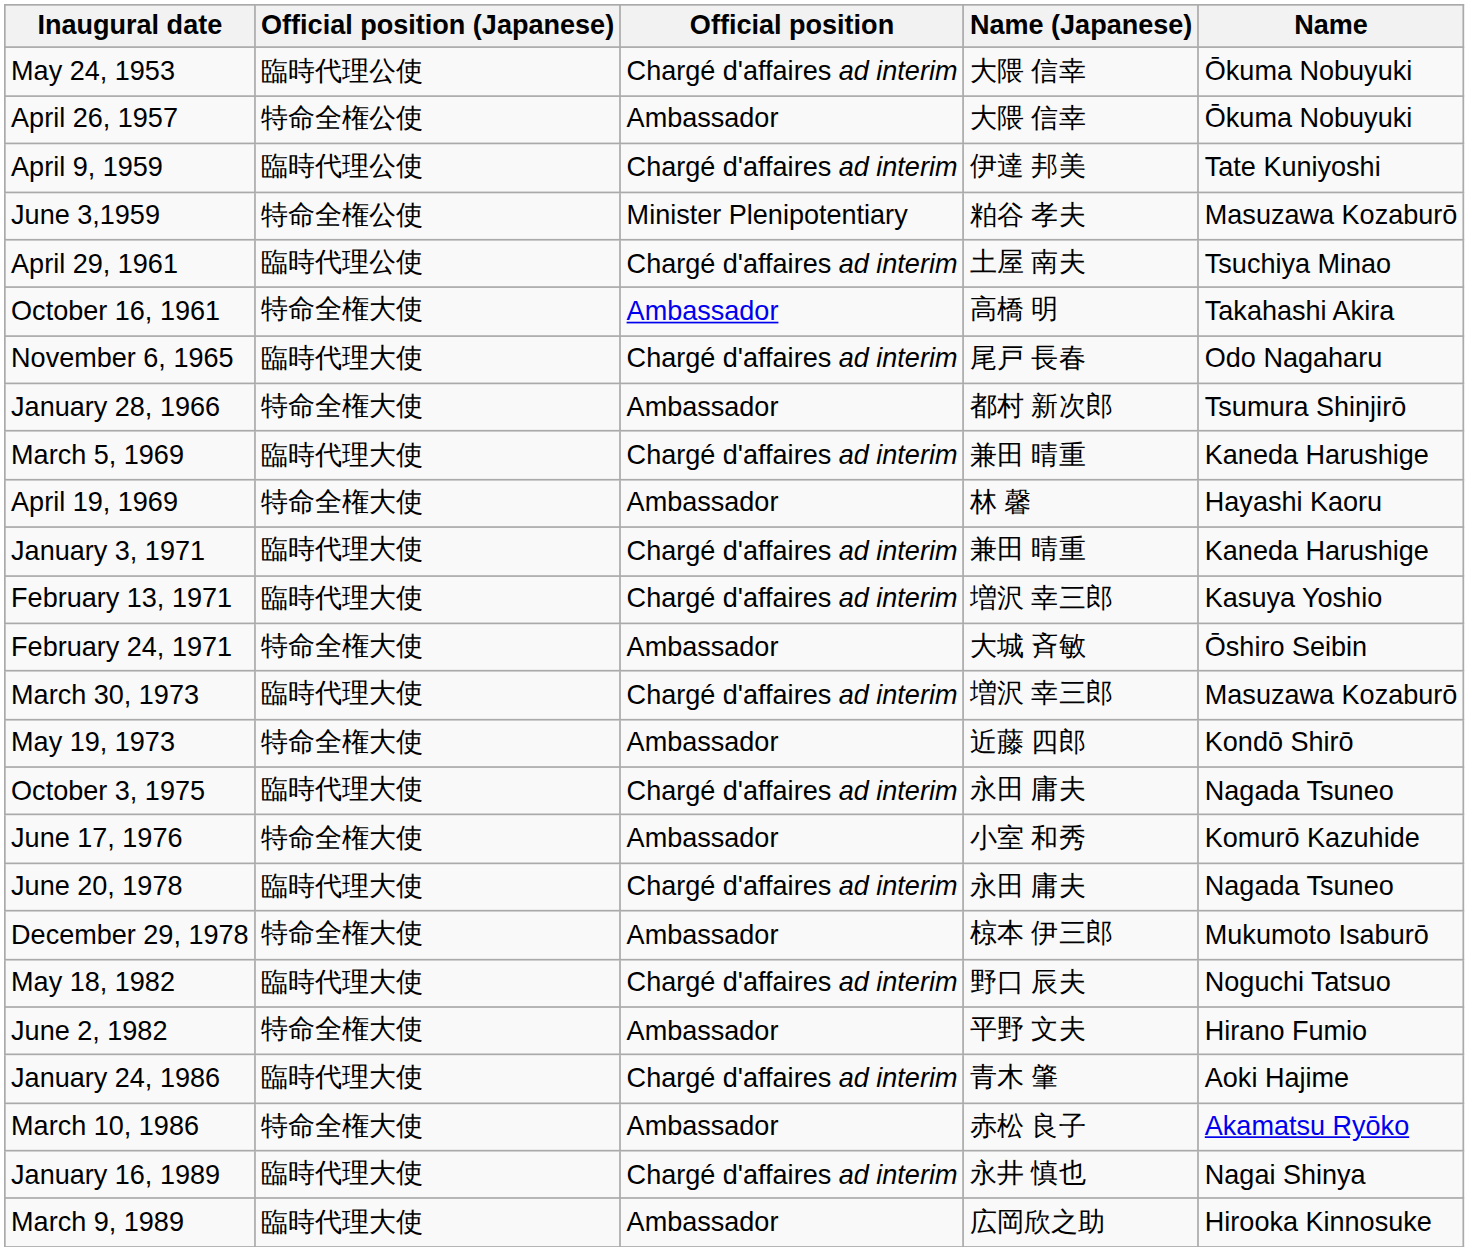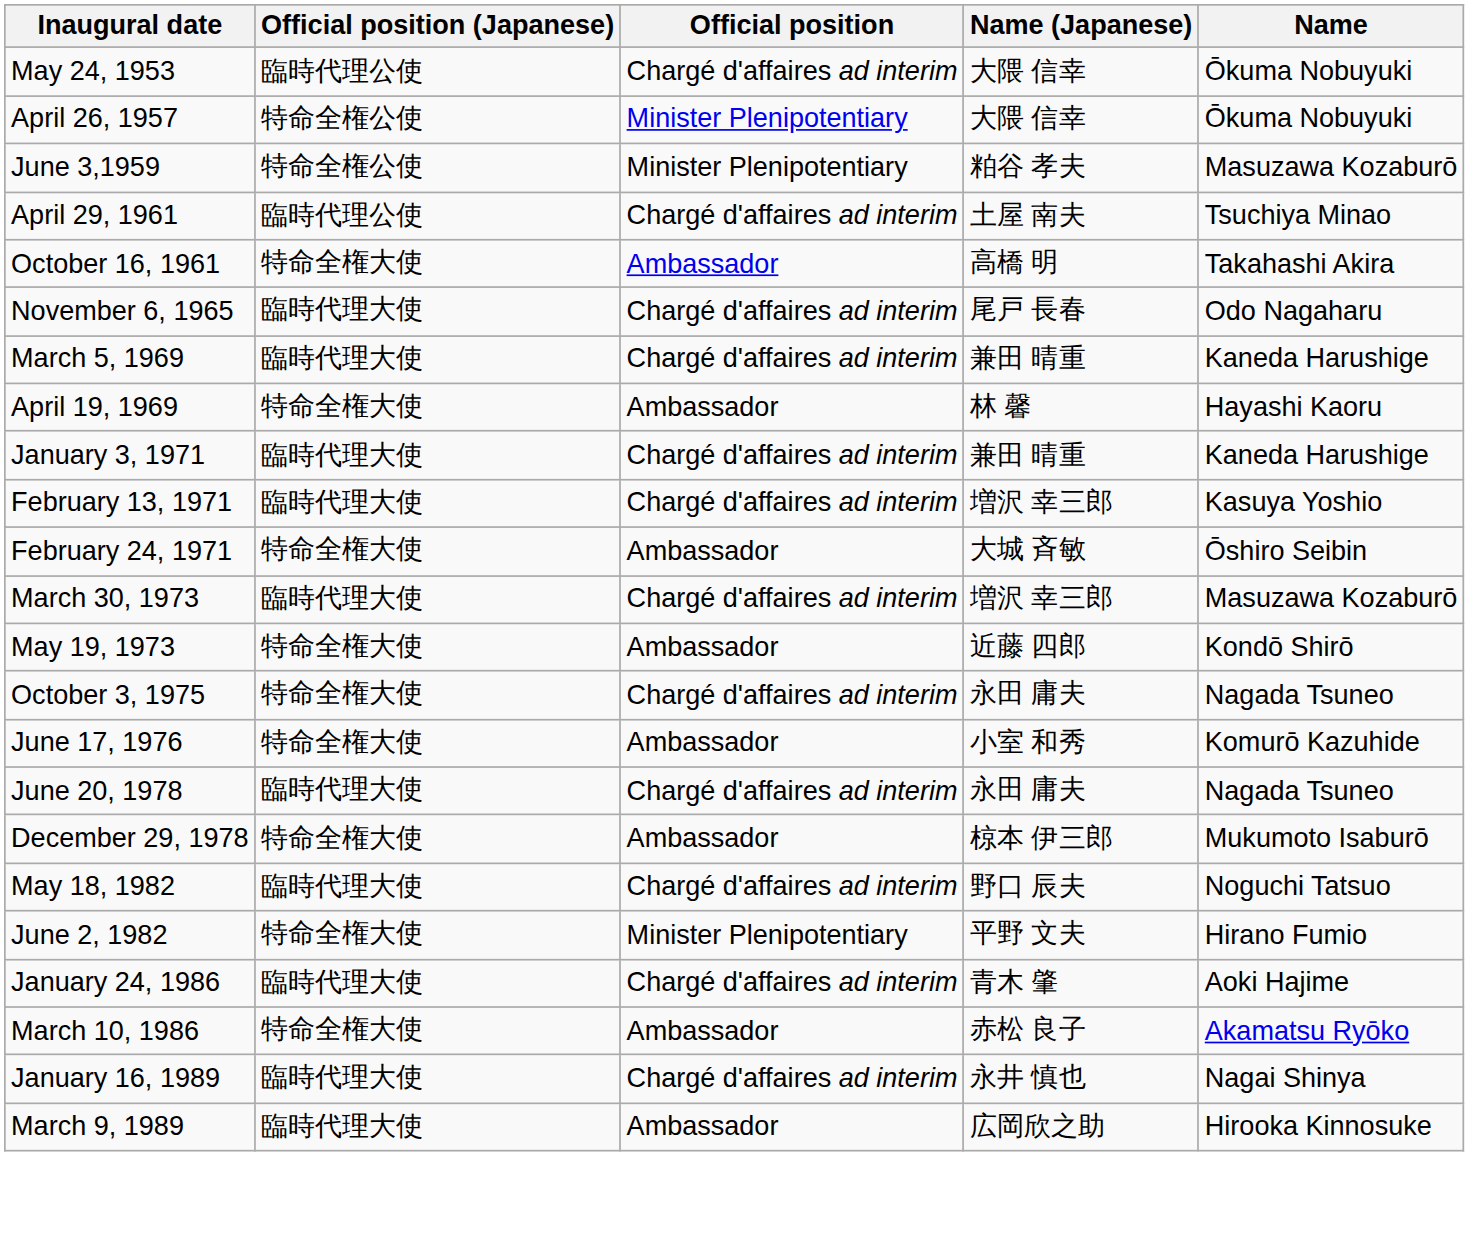(703, 119) Ambassador -> (767, 119) Minister Plenipotentiary
- row: (87, 167)
- row: (116, 407)
(342, 789) 臨時代理大使 -> (342, 693) 特命全権大使
(703, 1030) Ambassador -> (767, 934) Minister Plenipotentiary
